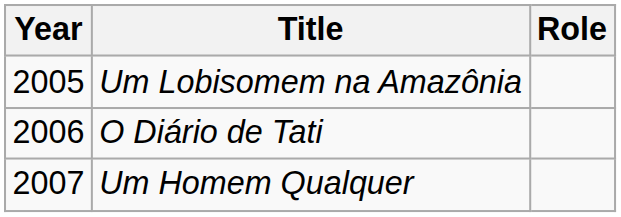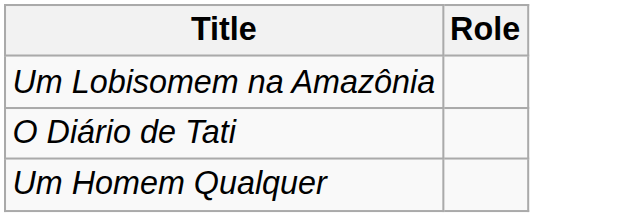- column: (48, 30)
